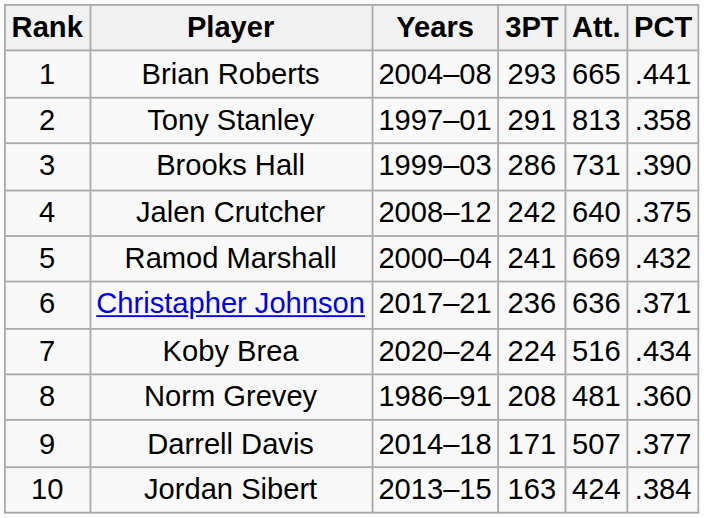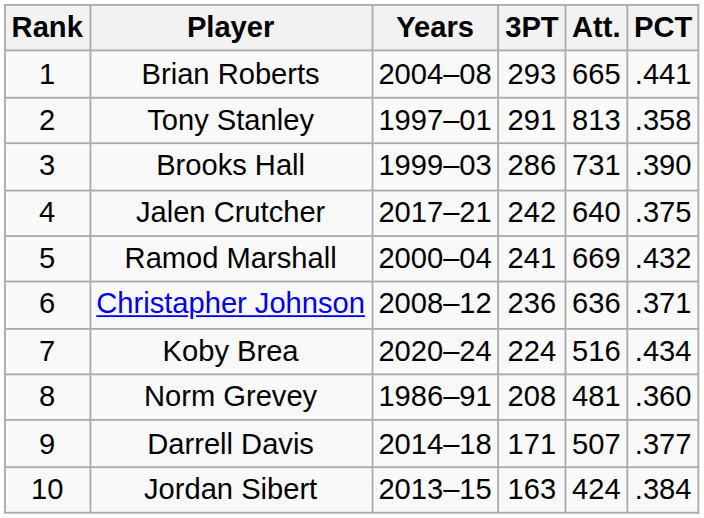(435, 212) 2008–12 -> (435, 212) 2017–21
(435, 304) 2017–21 -> (435, 304) 2008–12
